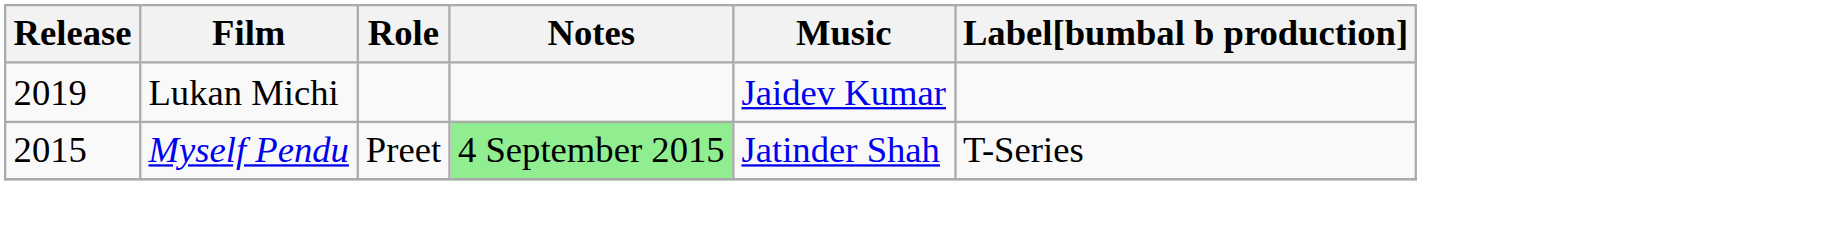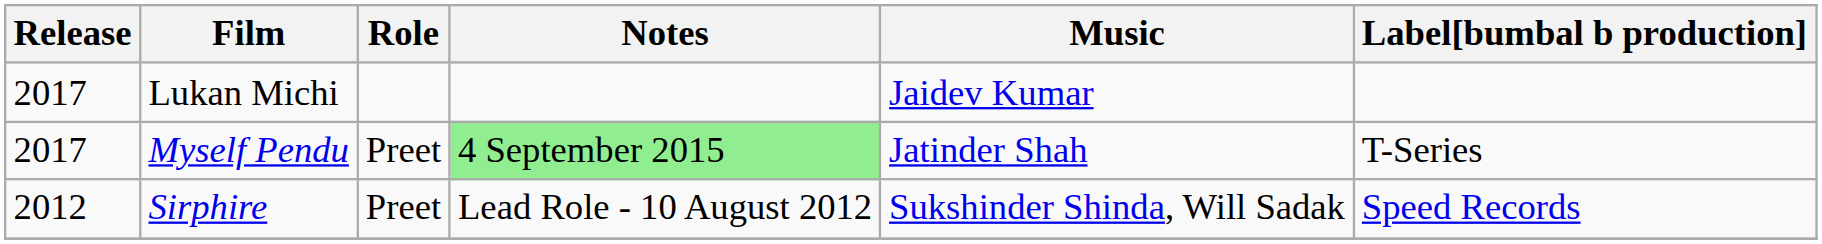(50, 91) 2019 -> (50, 91) 2017
(50, 149) 2015 -> (50, 149) 2017
+ row: (208, 207)
